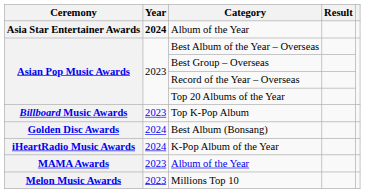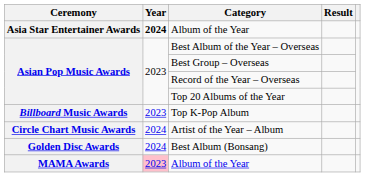+ row: (73, 130)
- row: (73, 146)
(156, 163) no background -> (156, 163) pink background
- row: (73, 180)
